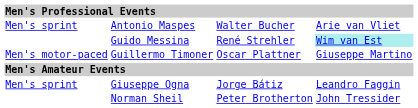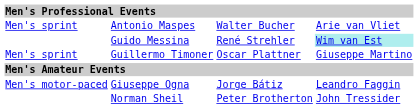(57, 55) Men's motor-paced -> (41, 55) Men's sprint
(41, 84) Men's sprint -> (57, 84) Men's motor-paced
